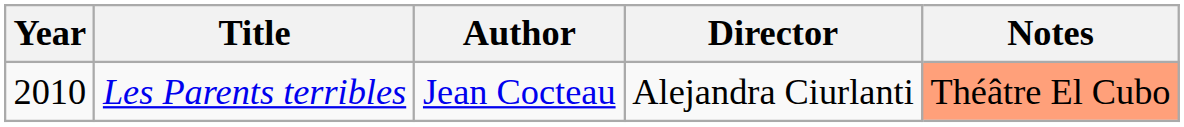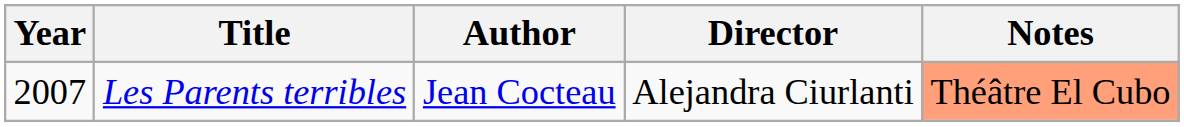(50, 90) 2010 -> (50, 90) 2007
